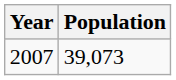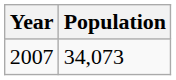(94, 56) 39,073 -> (94, 56) 34,073
